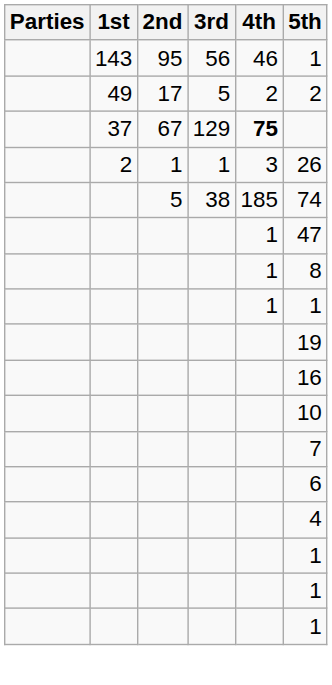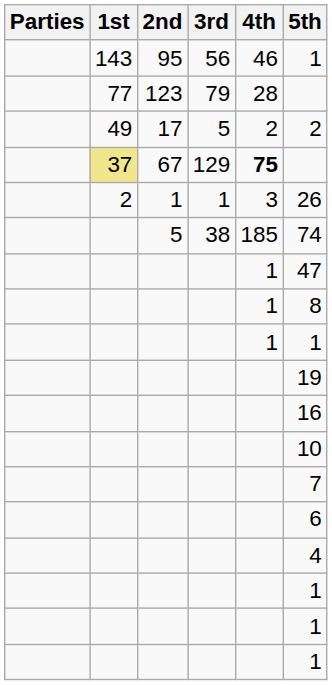+ row: (164, 93)
(120, 128) no background -> (120, 164) khaki background
